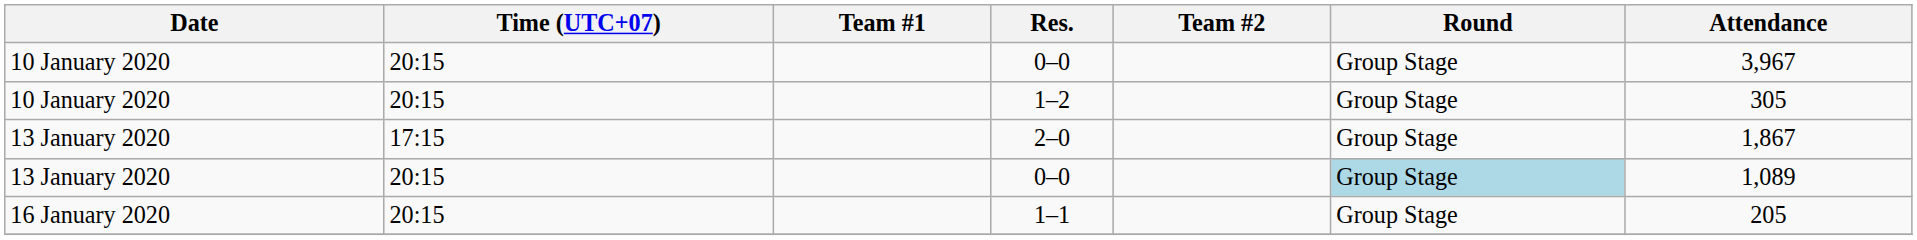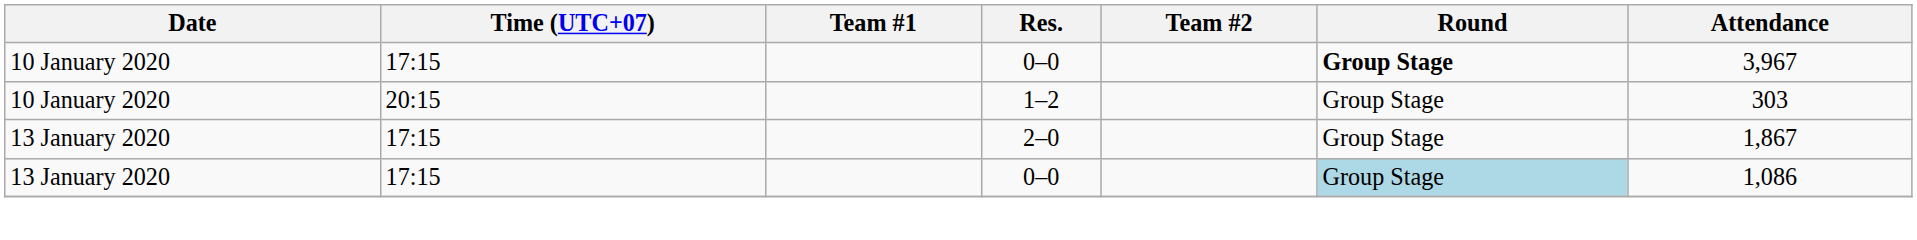(417, 61) 20:15 -> (413, 61) 17:15
(1397, 61) normal -> (1388, 61) bold
(1768, 100) 305 -> (1770, 100) 303
(417, 176) 20:15 -> (413, 176) 17:15
(1768, 176) 1,089 -> (1770, 176) 1,086
- row: (90, 215)
